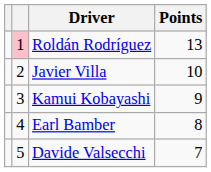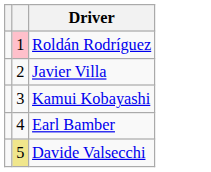- column: (181, 17)
(20, 152) no background -> (20, 152) khaki background
